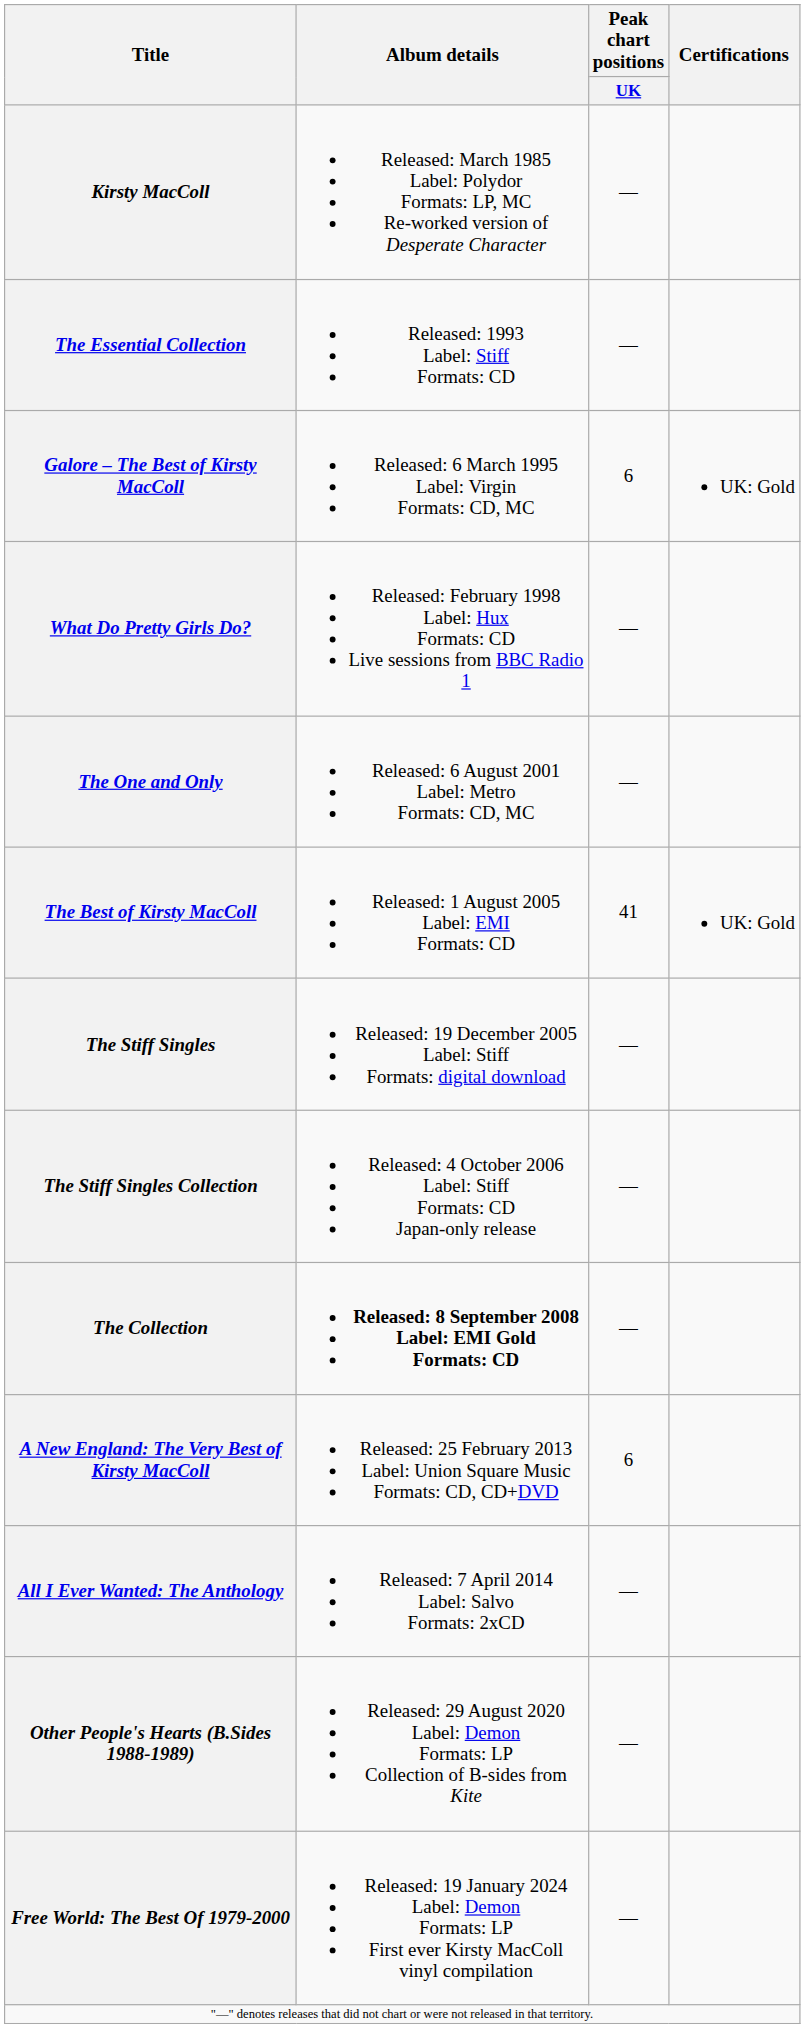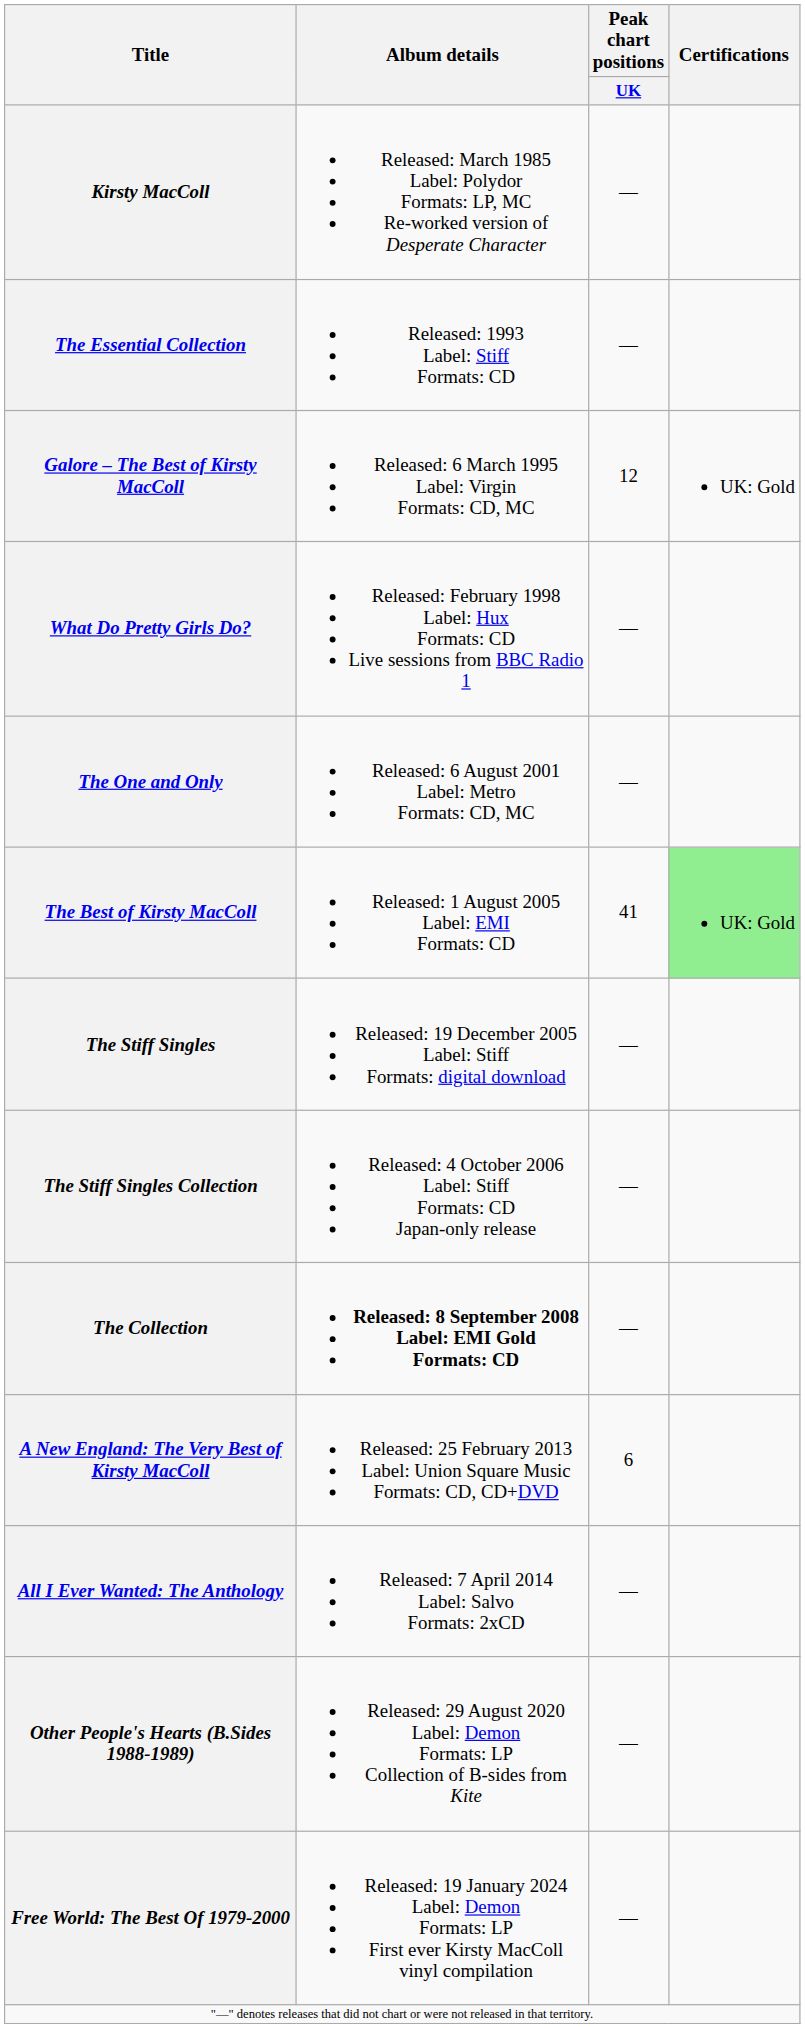(628, 475) 6 -> (628, 475) 12
(734, 923) no background -> (734, 923) lightgreen background
